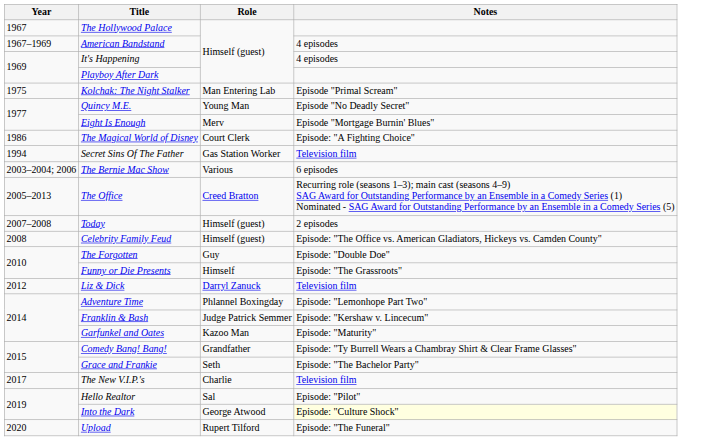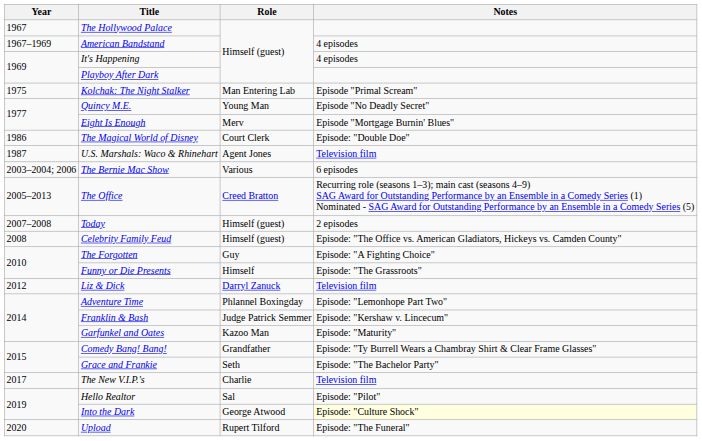(356, 138) Episode: "A Fighting Choice" -> (363, 138) Episode: "Double Doe"
+ row: (149, 153)
- row: (132, 153)
(343, 254) Episode: "Double Doe" -> (375, 254) Episode: "A Fighting Choice"
